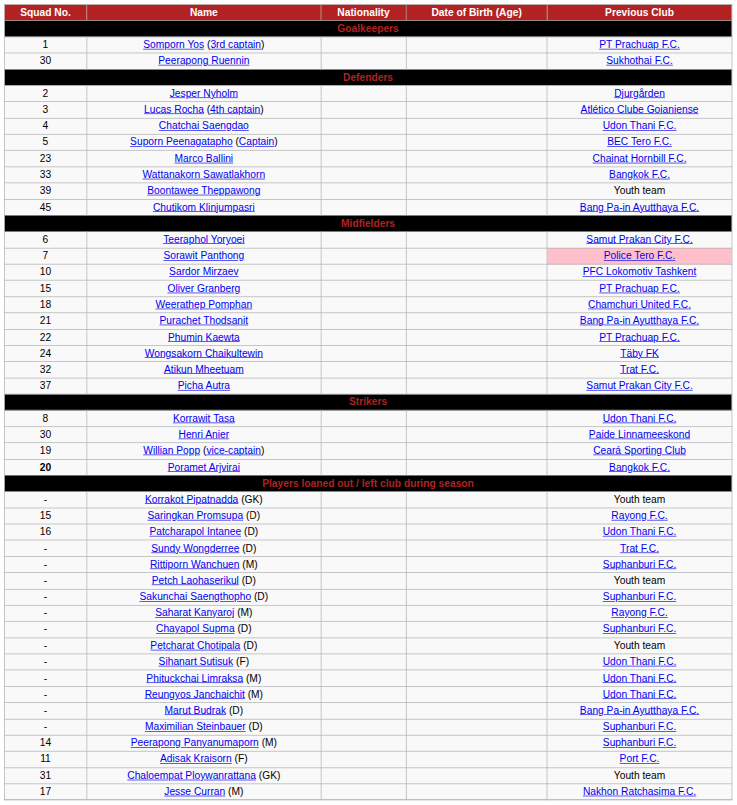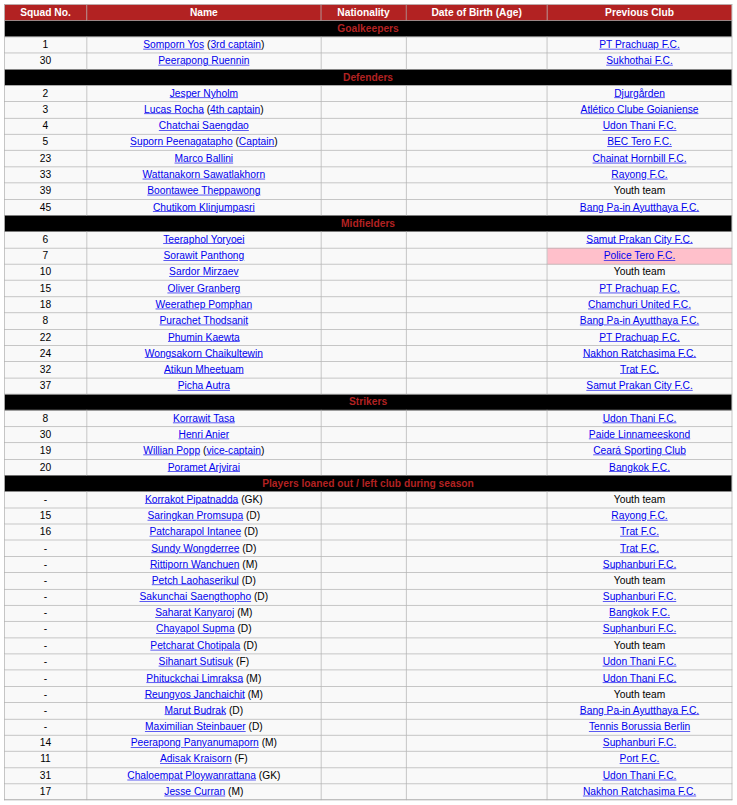(640, 175) Bangkok F.C. -> (640, 175) Rayong F.C.
(640, 272) PFC Lokomotiv Tashkent -> (640, 272) Youth team
(45, 321) 21 -> (45, 321) 8
(640, 353) Täby FK -> (640, 353) Nakhon Ratchasima F.C.
(45, 467) bold -> (45, 467) normal
(640, 532) Udon Thani F.C. -> (640, 532) Trat F.C.
(640, 613) Rayong F.C. -> (640, 613) Bangkok F.C.
(640, 694) Udon Thani F.C. -> (640, 694) Youth team
(640, 727) Suphanburi F.C. -> (640, 727) Tennis Borussia Berlin
(640, 775) Youth team -> (640, 775) Udon Thani F.C.
